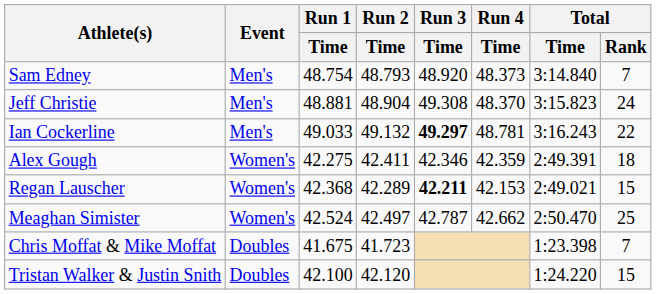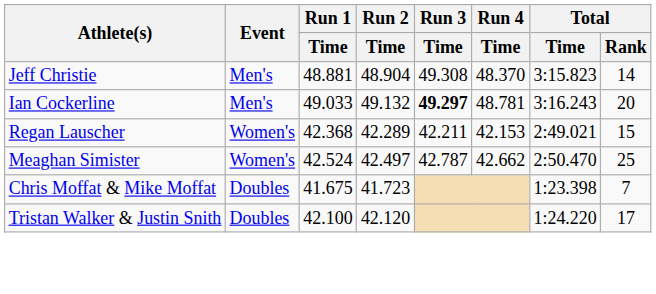- row: (50, 75)
(626, 103) 24 -> (626, 75) 14
(626, 132) 22 -> (626, 103) 20
- row: (53, 160)
(443, 189) bold -> (443, 132) normal
(626, 274) 15 -> (626, 217) 17
